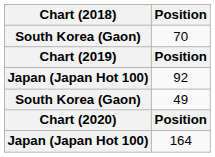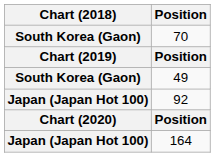rows swapped: (181, 78) <-> (181, 99)
